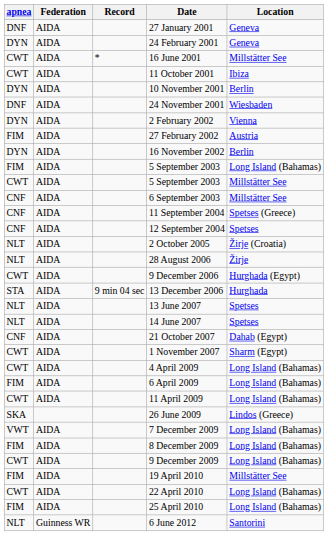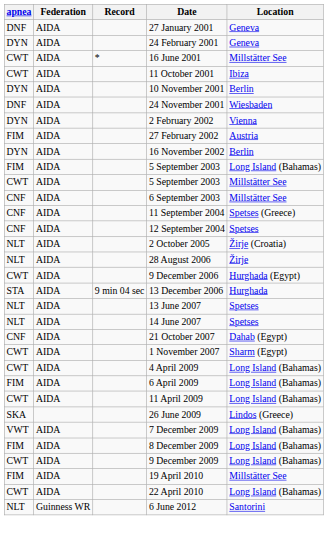- row: (15, 507)
